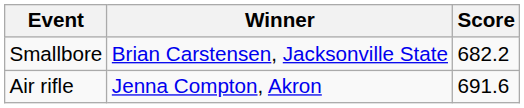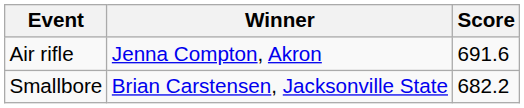rows swapped: (56, 53) <-> (42, 86)
